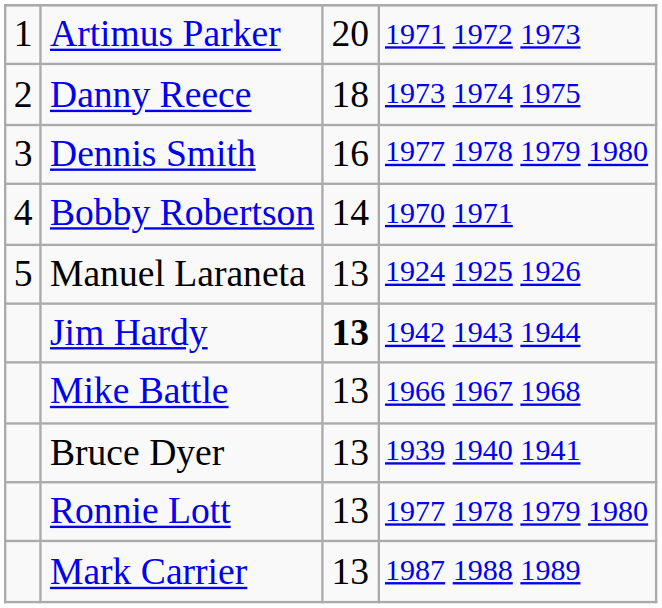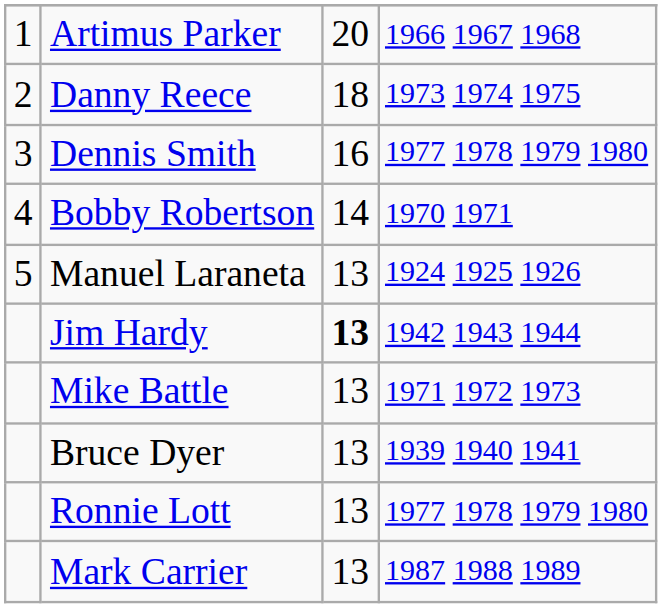(483, 34) 1971 1972 1973 -> (483, 34) 1966 1967 1968
(483, 392) 1966 1967 1968 -> (483, 392) 1971 1972 1973
